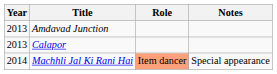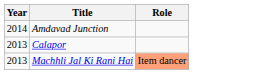- column: (231, 12)
(17, 28) 2013 -> (17, 28) 2014
(17, 61) 2014 -> (17, 61) 2013
